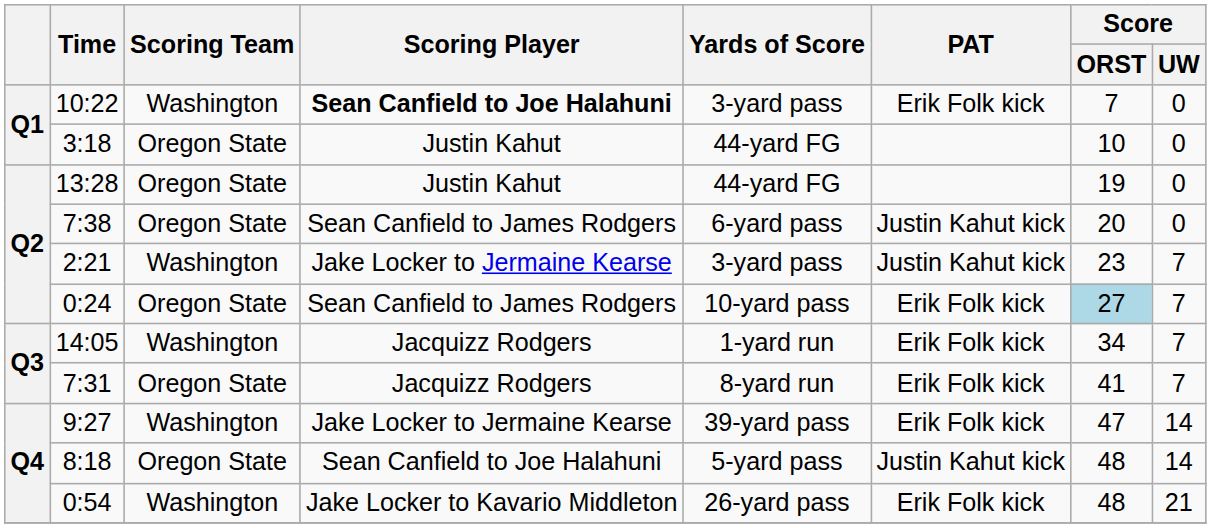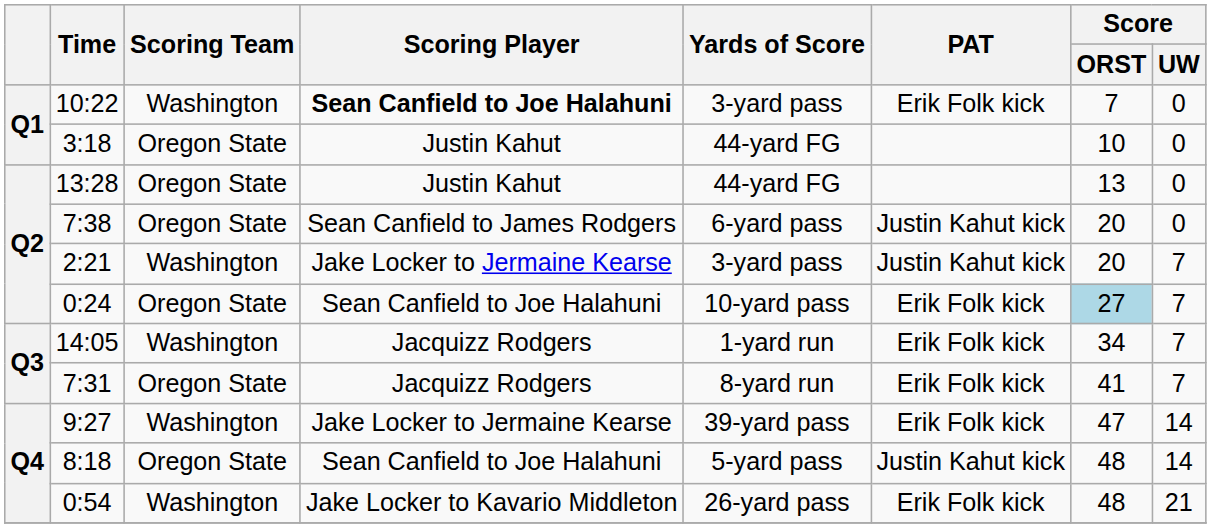(1111, 183) 19 -> (1111, 183) 13
(1111, 263) 23 -> (1111, 263) 20
(492, 303) Sean Canfield to James Rodgers -> (492, 303) Sean Canfield to Joe Halahuni
